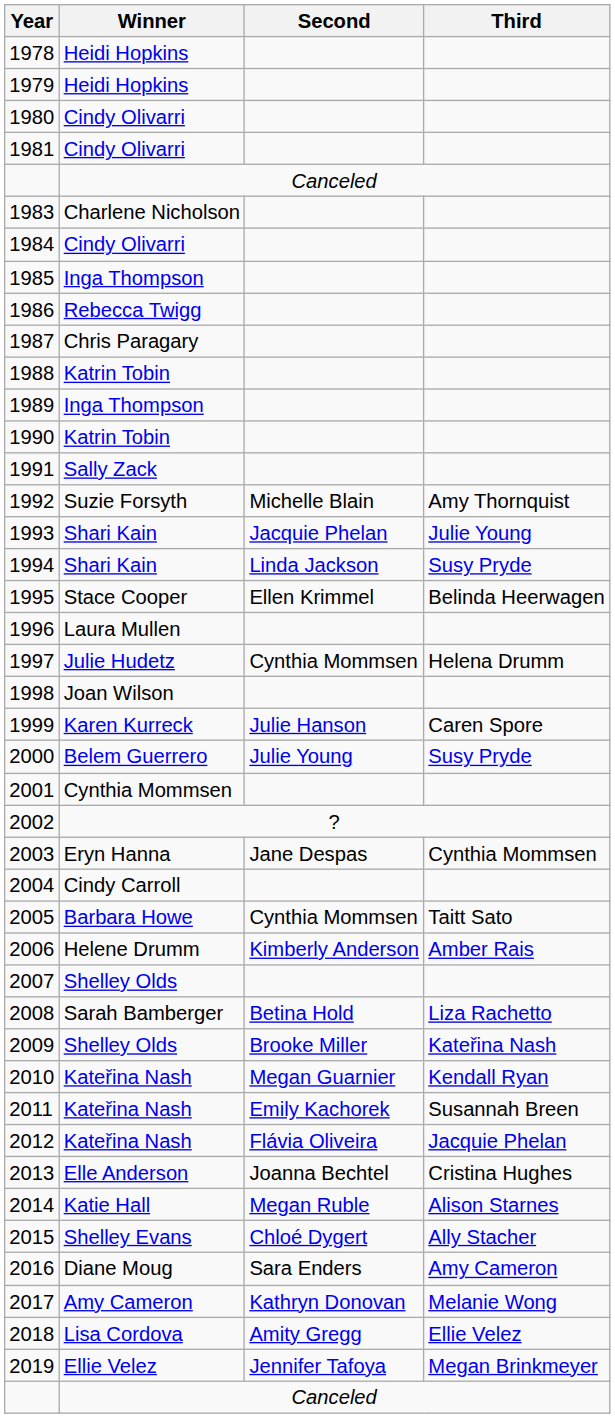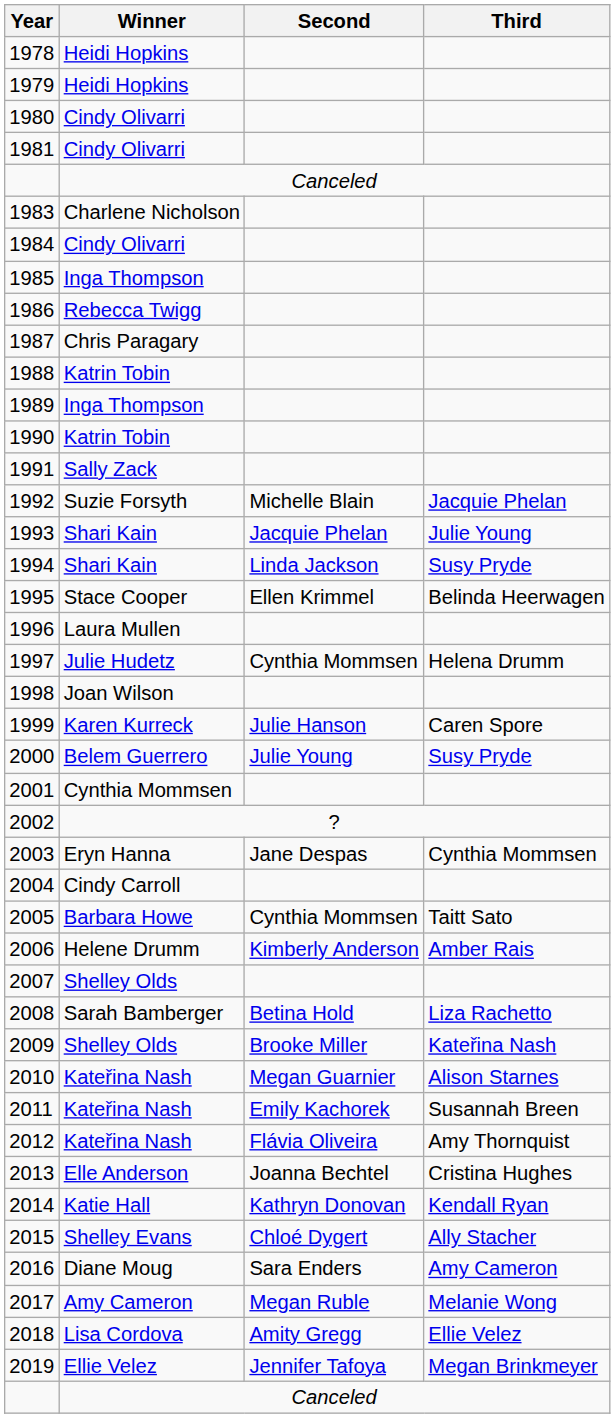(499, 501) Amy Thornquist -> (497, 501) Jacquie Phelan
(488, 1077) Kendall Ryan -> (493, 1077) Alison Starnes
(497, 1141) Jacquie Phelan -> (499, 1141) Amy Thornquist
(309, 1205) Megan Ruble -> (327, 1205) Kathryn Donovan
(493, 1205) Alison Starnes -> (488, 1205) Kendall Ryan
(327, 1301) Kathryn Donovan -> (309, 1301) Megan Ruble
